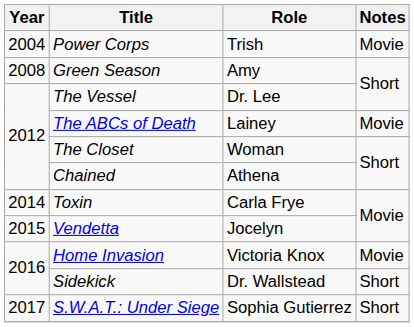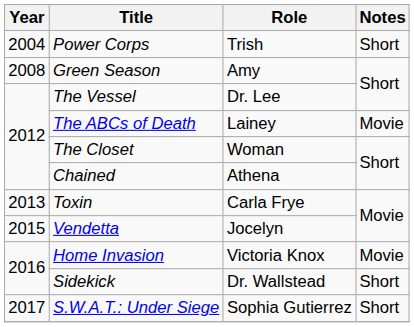(382, 44) Movie -> (379, 44) Short
(27, 202) 2014 -> (27, 202) 2013
